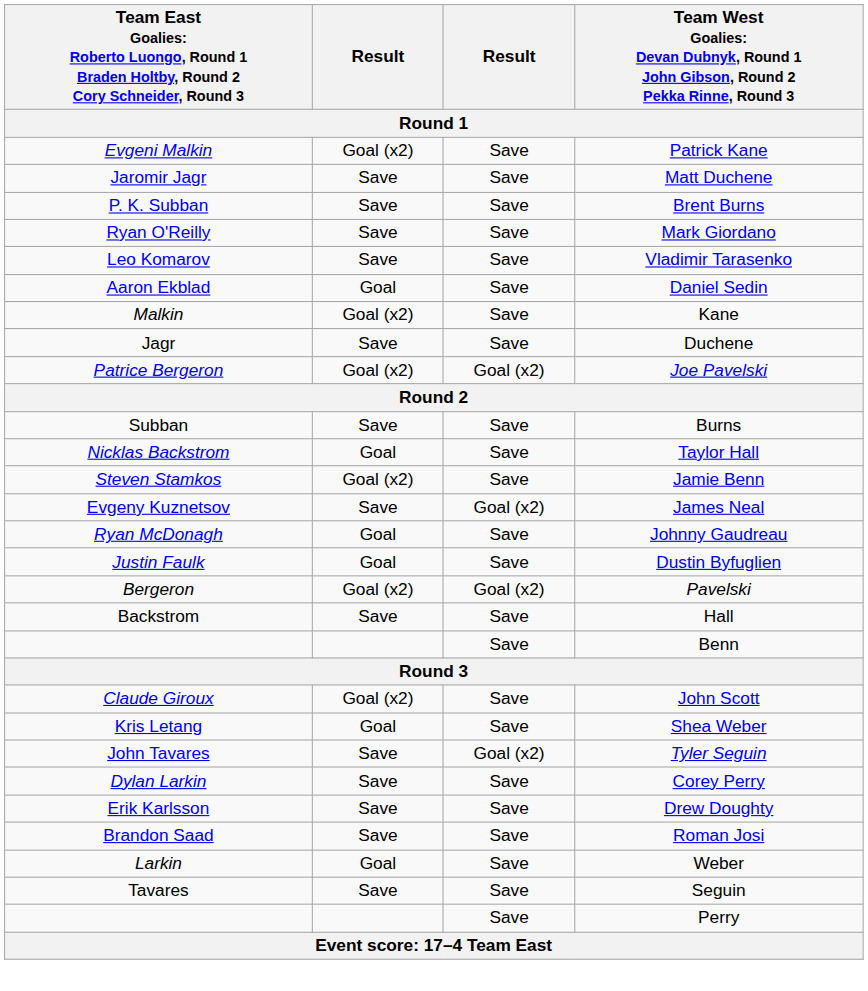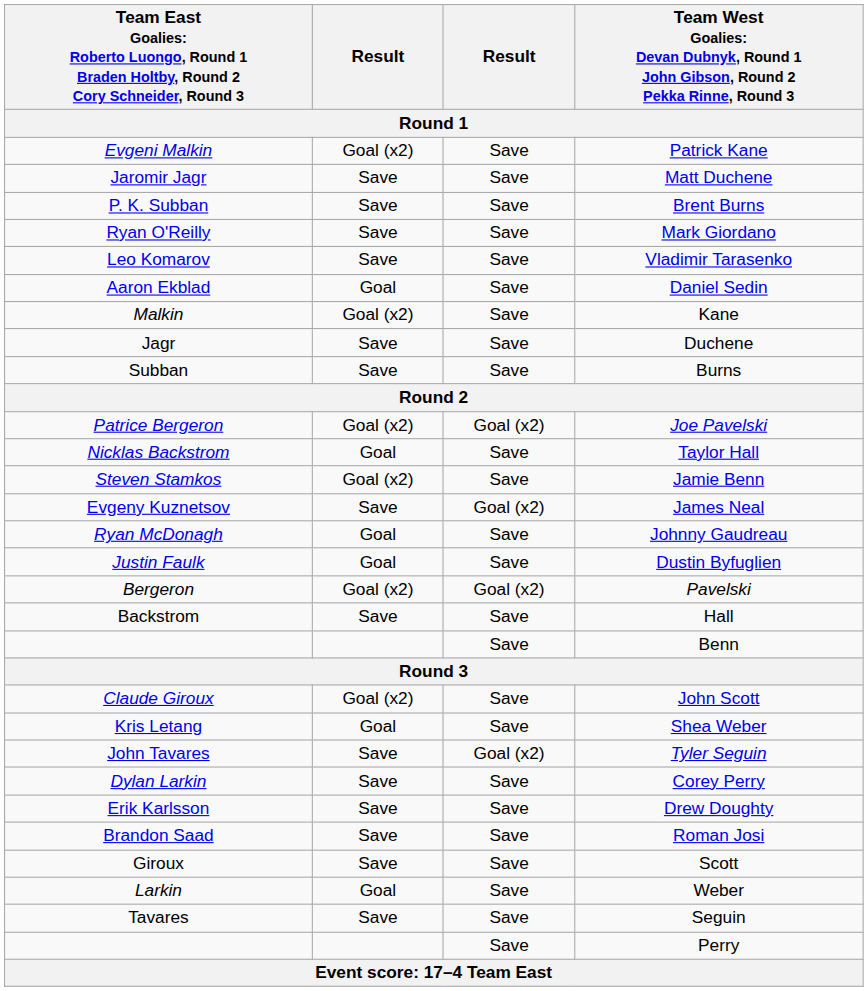rows swapped: (719, 424) <-> (719, 370)
+ row: (719, 863)
